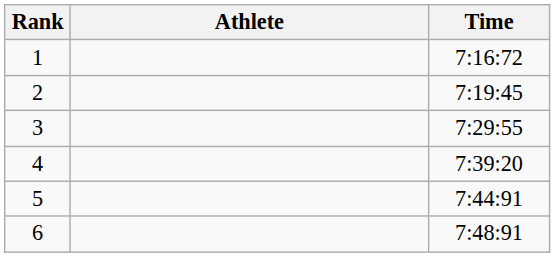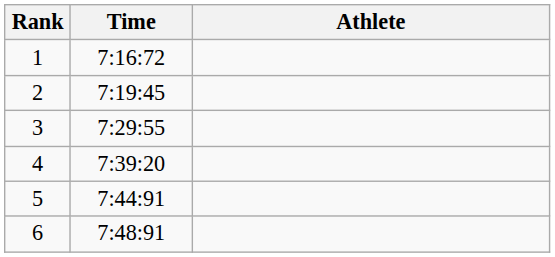columns swapped: (249, 22) <-> (489, 22)
